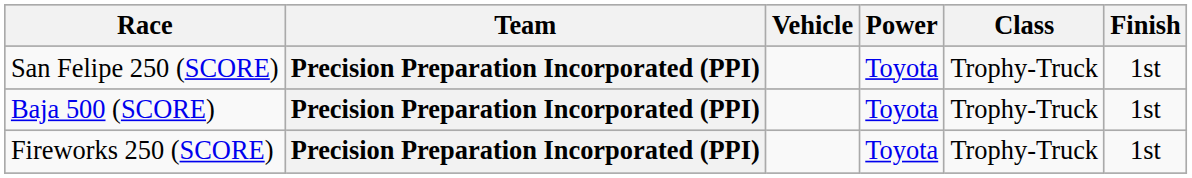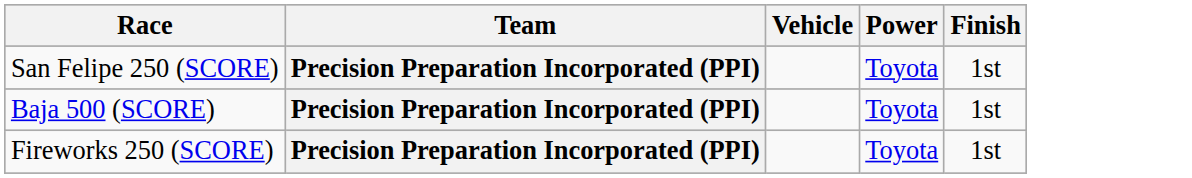- column: (1024, 25)
